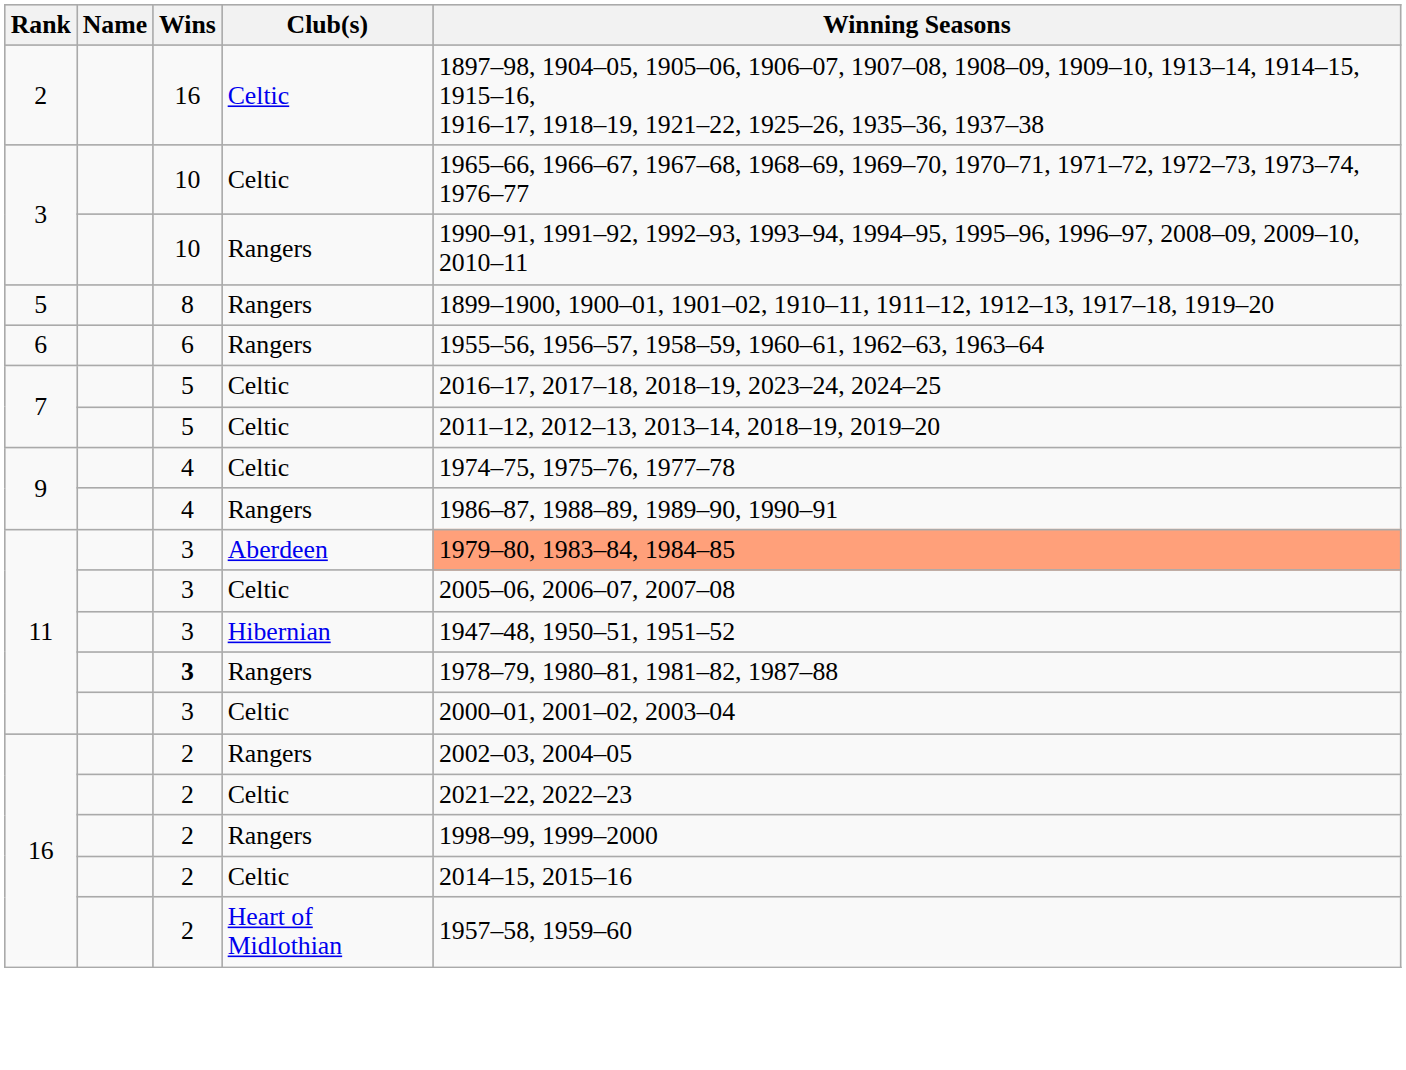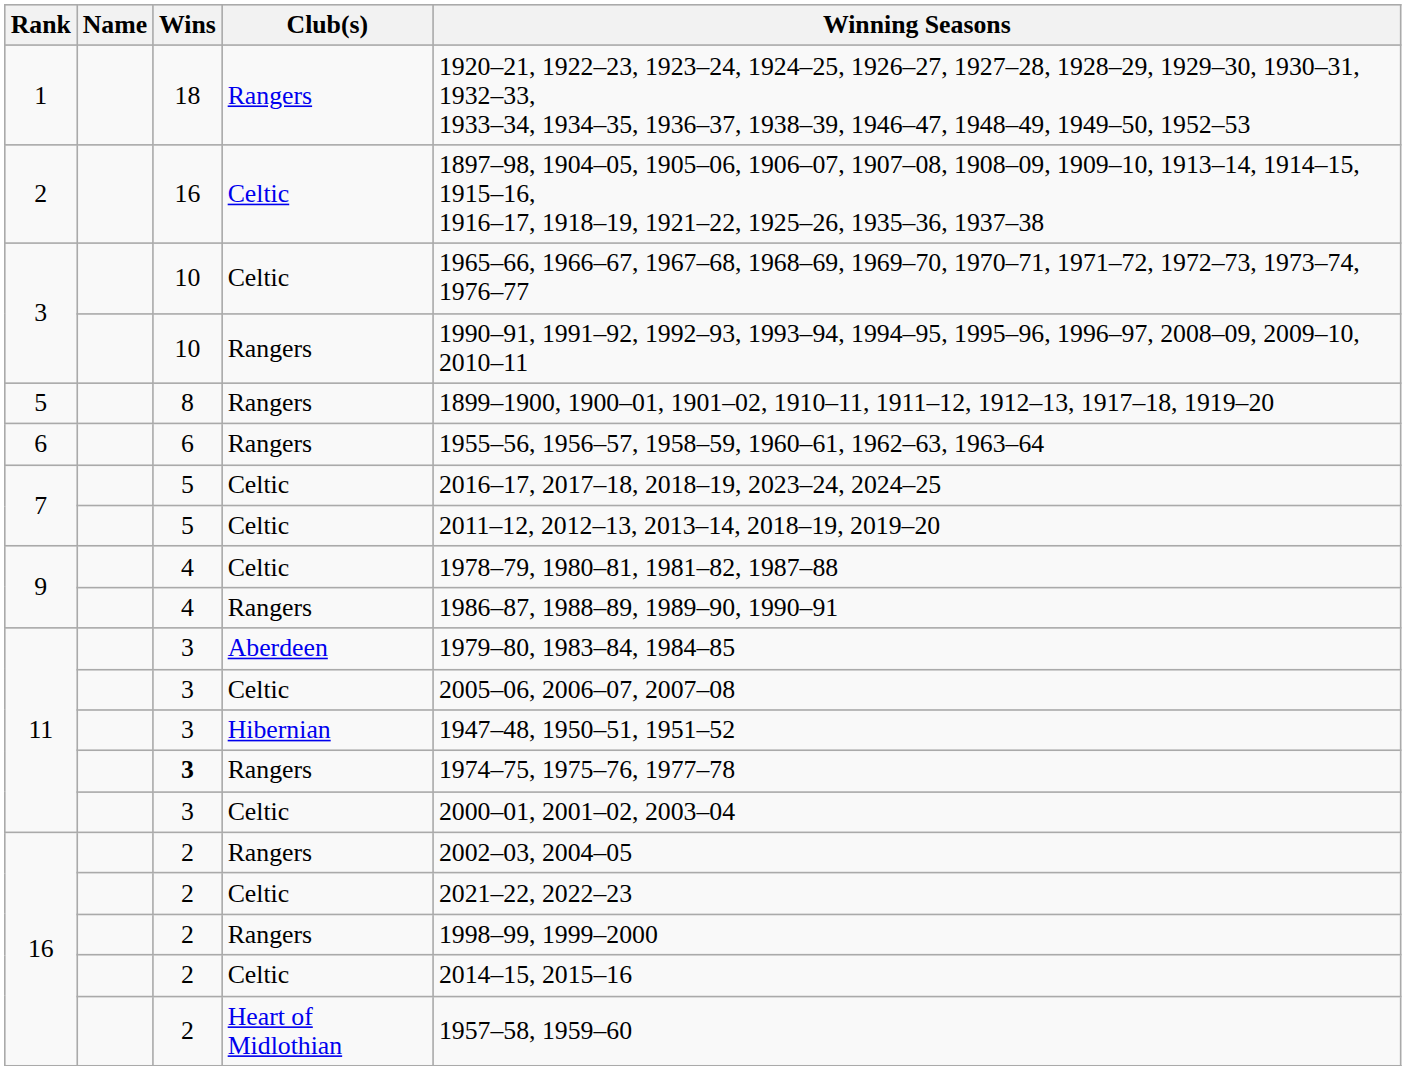+ row: (41, 94)
(587, 467) 1974–75, 1975–76, 1977–78 -> (639, 566) 1978–79, 1980–81, 1981–82, 1987–88
(587, 549) lightsalmon background -> (587, 648) no background
(639, 671) 1978–79, 1980–81, 1981–82, 1987–88 -> (587, 770) 1974–75, 1975–76, 1977–78
